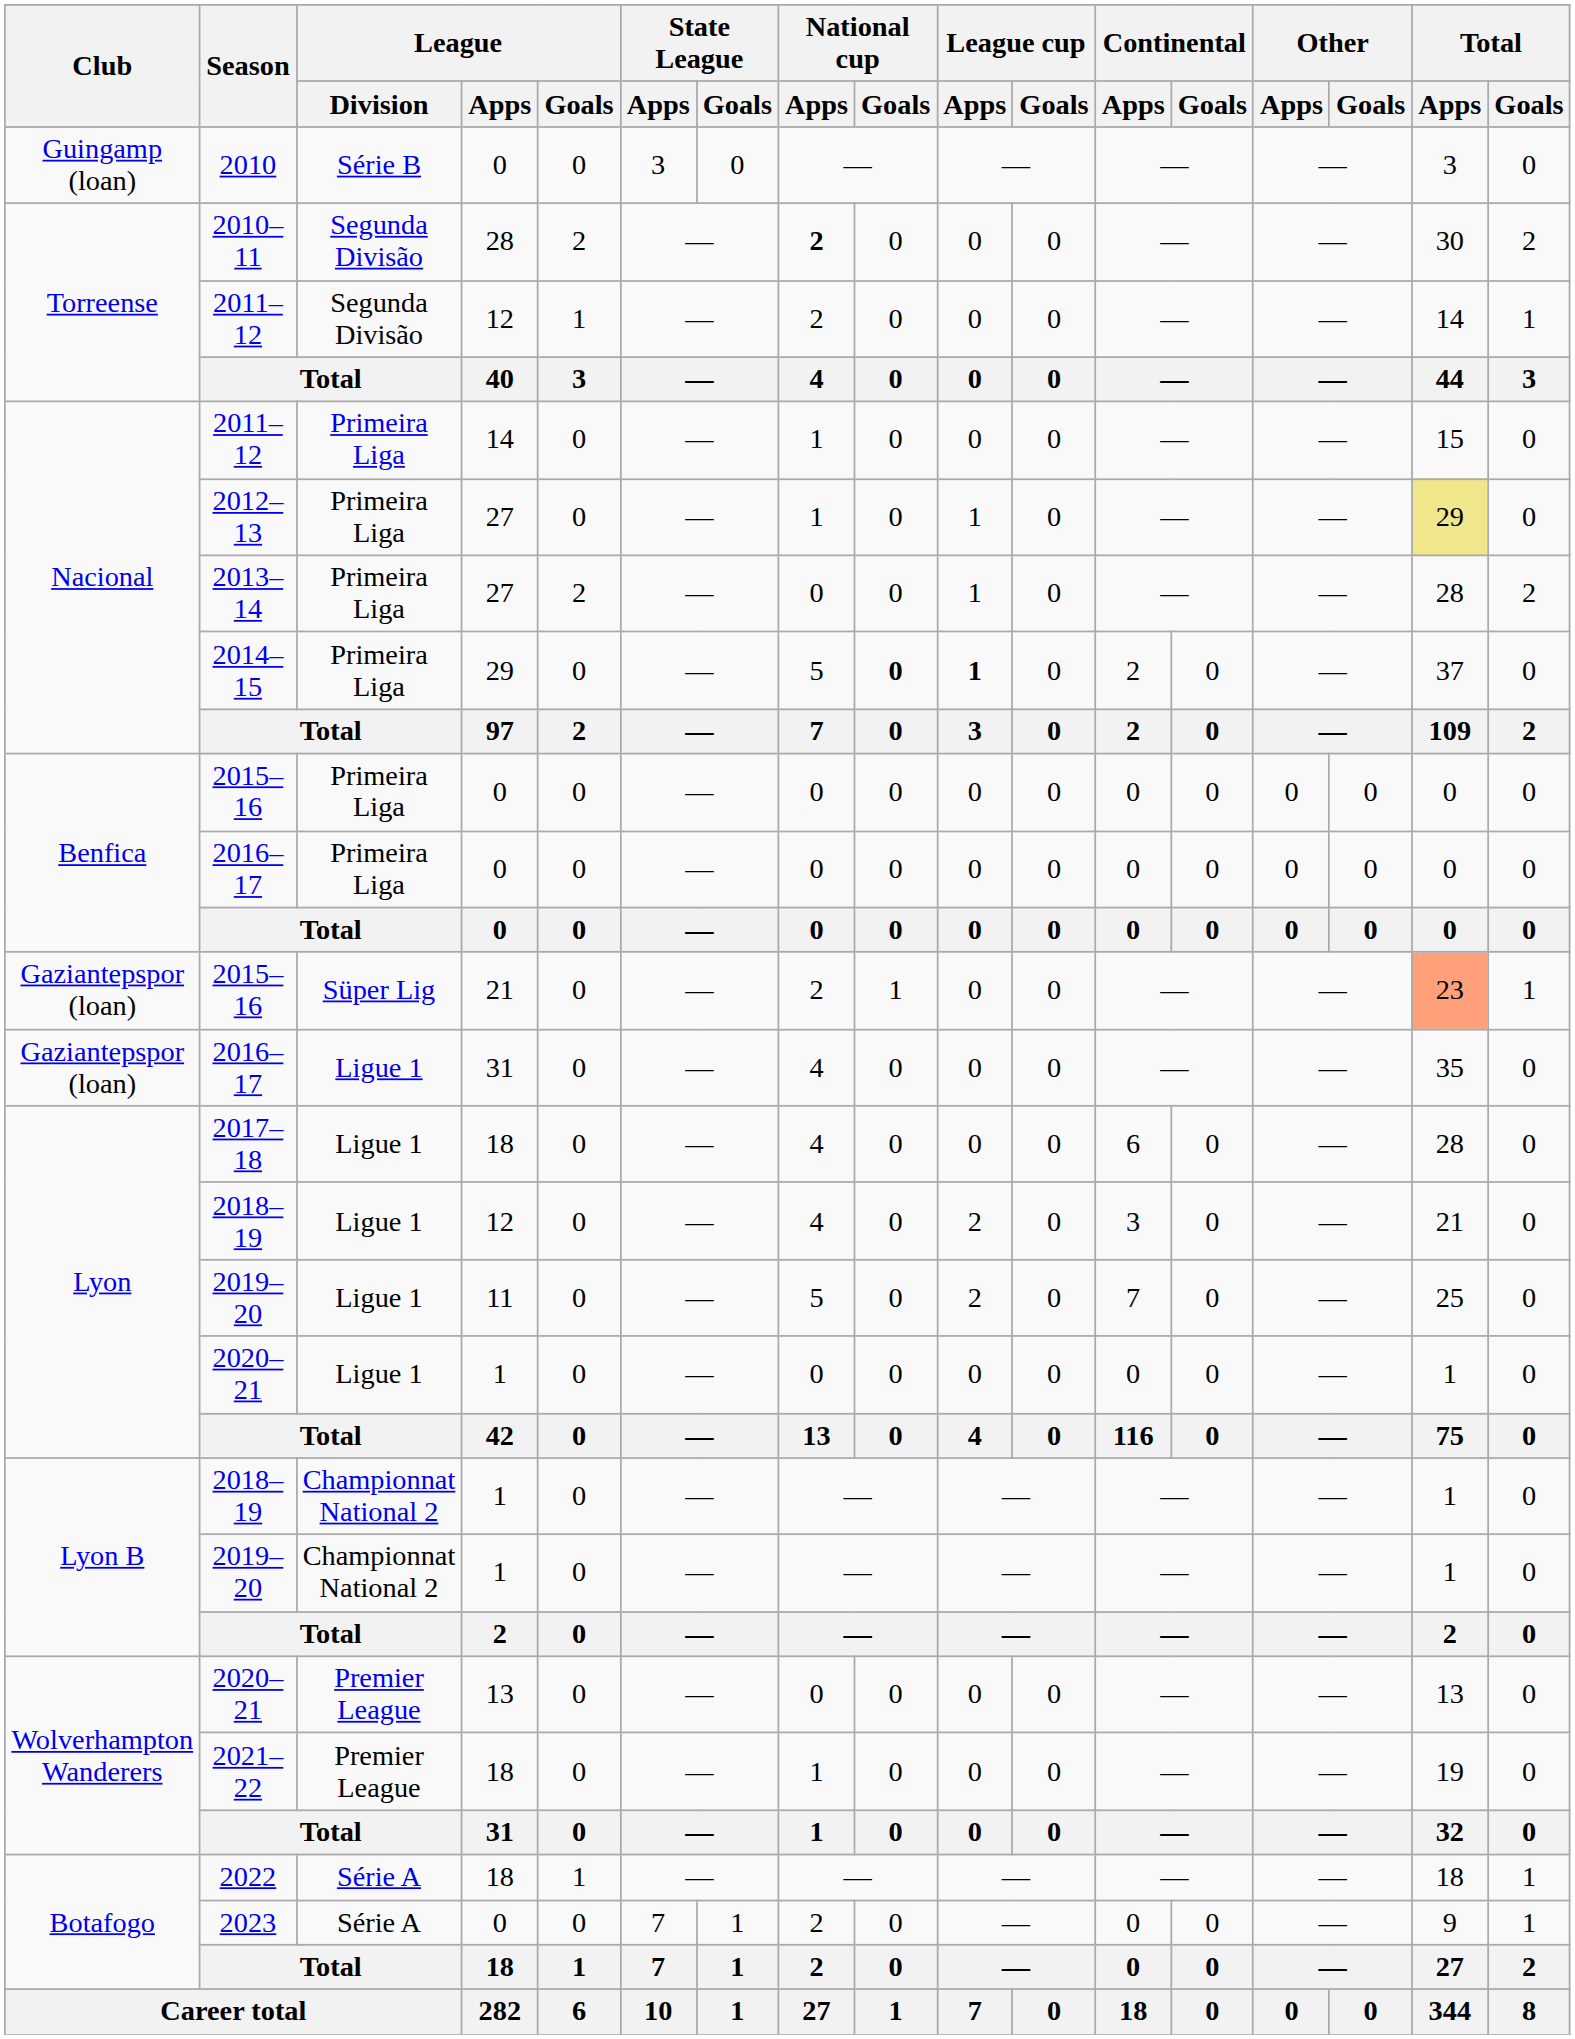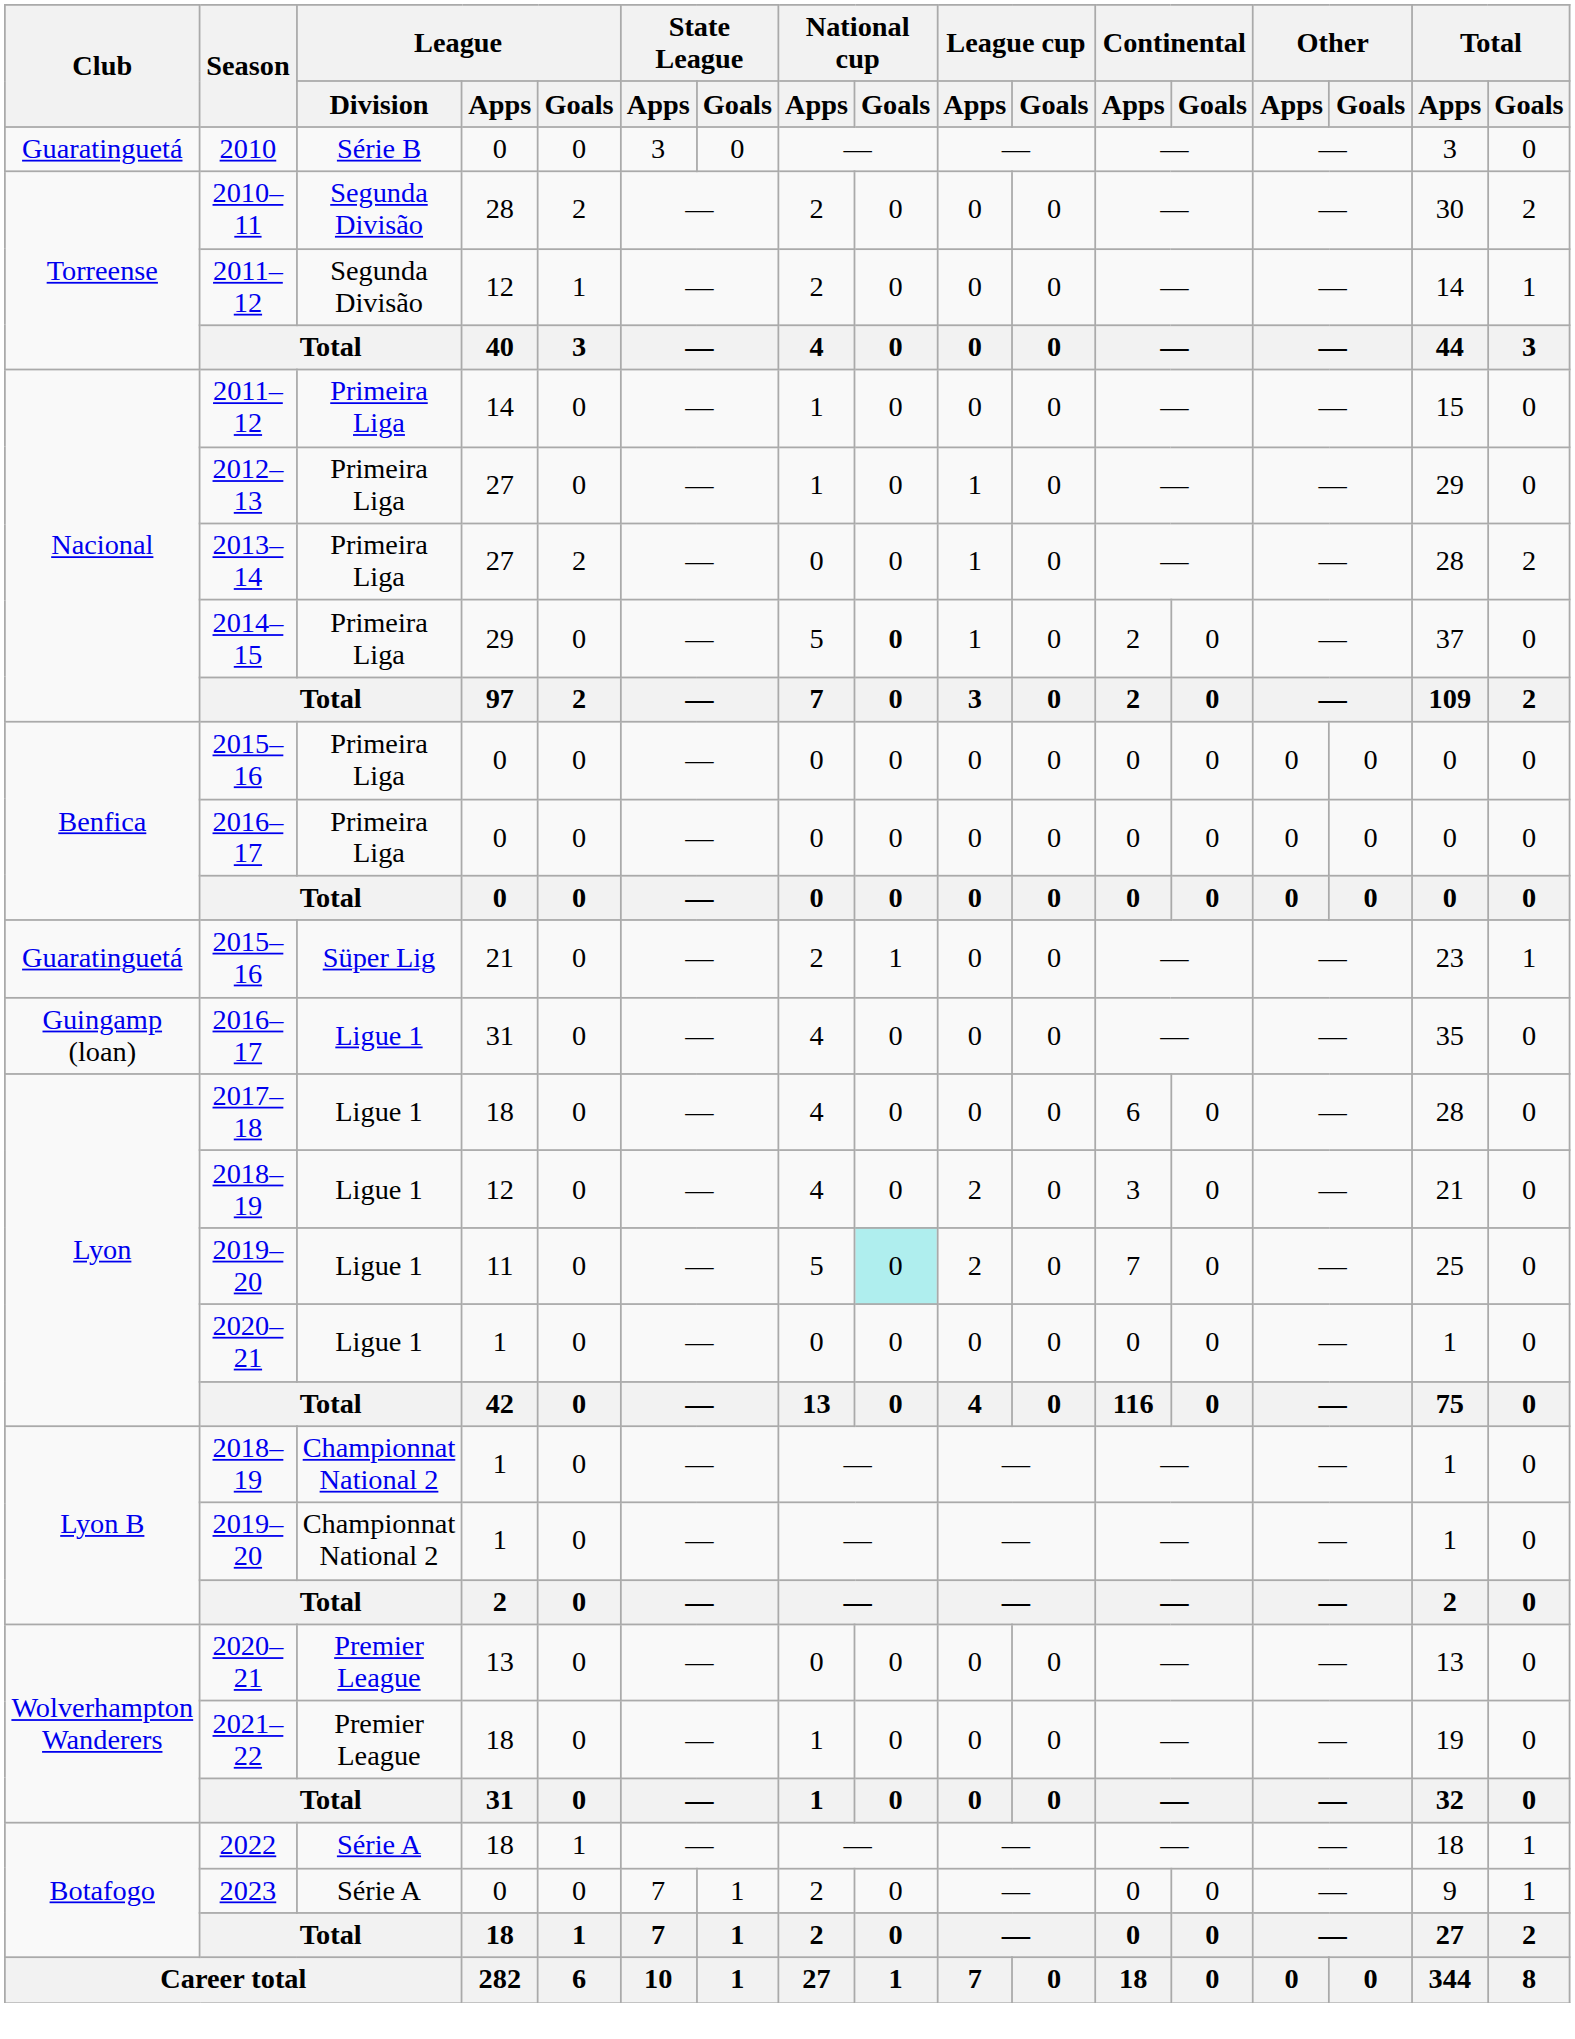(102, 164) Guingamp (loan) -> (102, 148) Guaratinguetá
(816, 241) bold -> (816, 209) normal
(1450, 516) khaki background -> (1450, 484) no background
(975, 670) bold -> (975, 638) normal
(102, 990) Gaziantepspor (loan) -> (102, 958) Guaratinguetá
(1450, 990) lightsalmon background -> (1450, 958) no background
(102, 1067) Gaziantepspor (loan) -> (102, 1035) Guingamp (loan)
(896, 1297) no background -> (896, 1265) paleturquoise background
